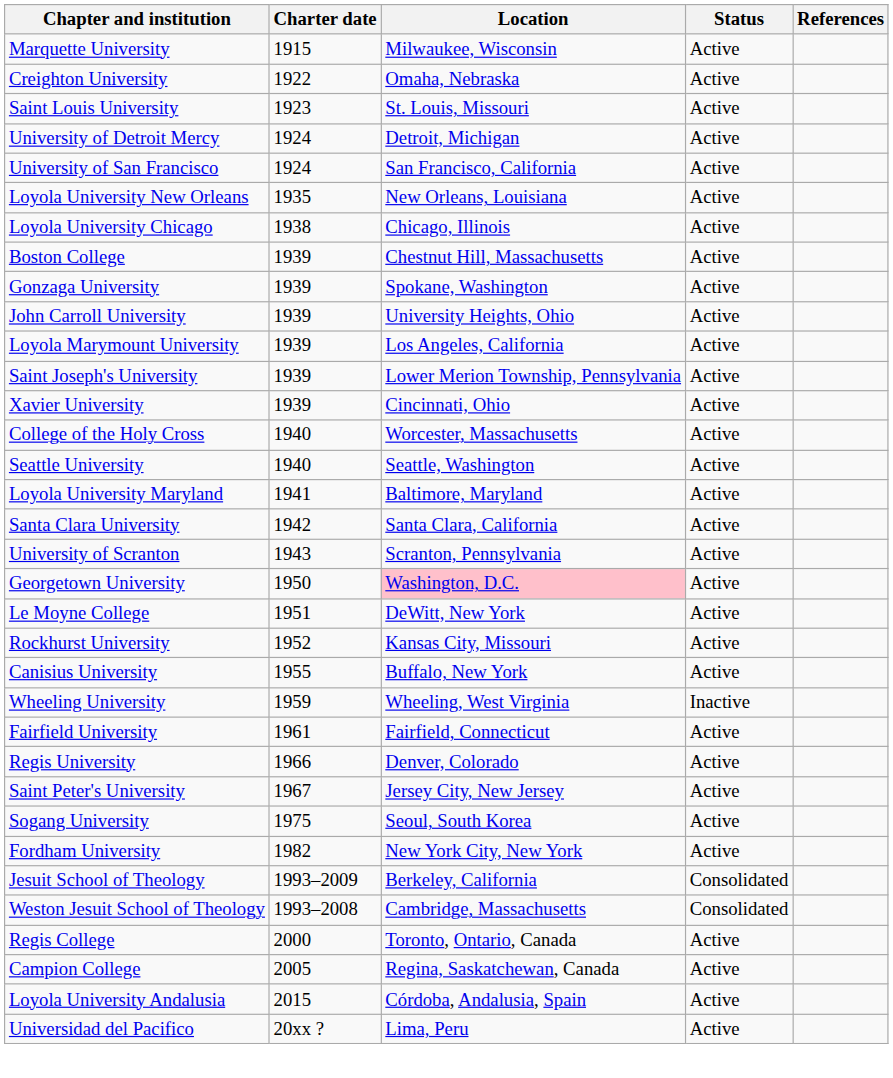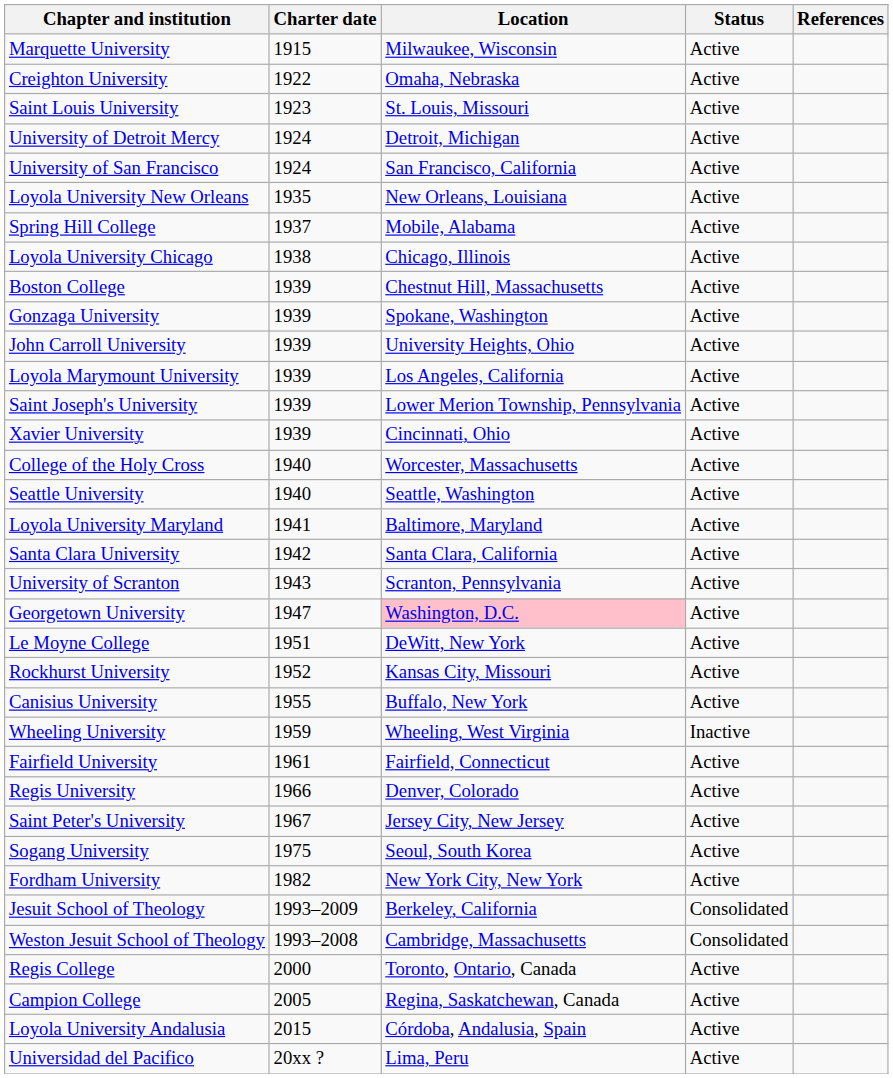+ row: (82, 227)
(292, 583) 1950 -> (292, 613) 1947
